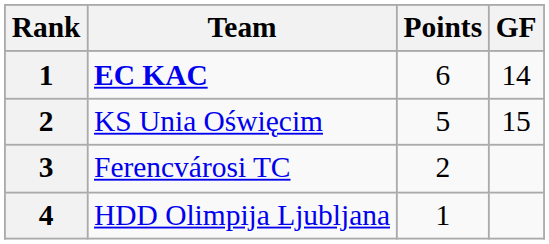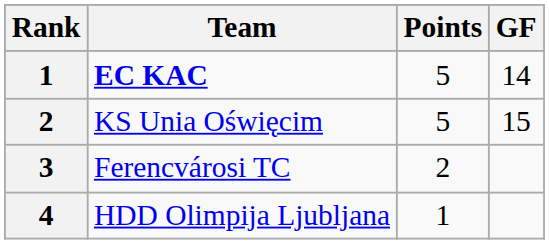(443, 74) 6 -> (443, 74) 5
